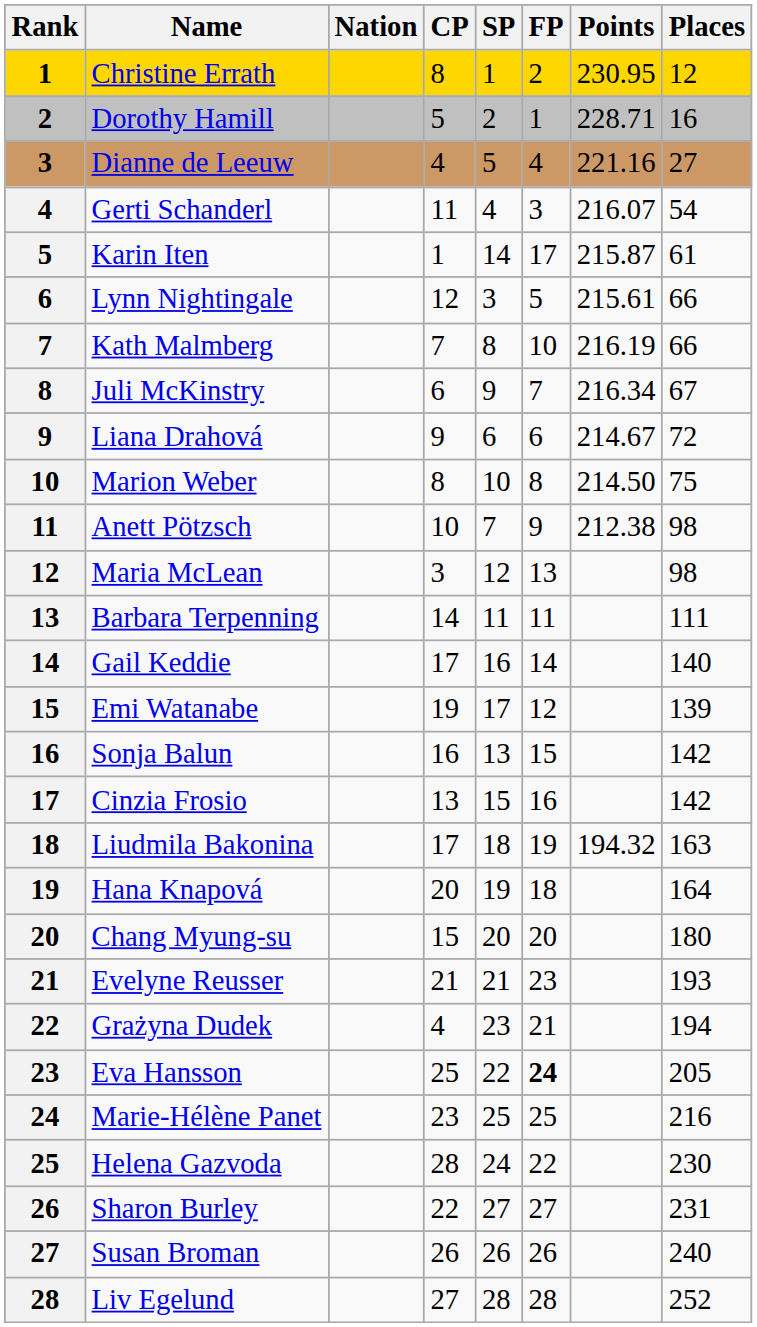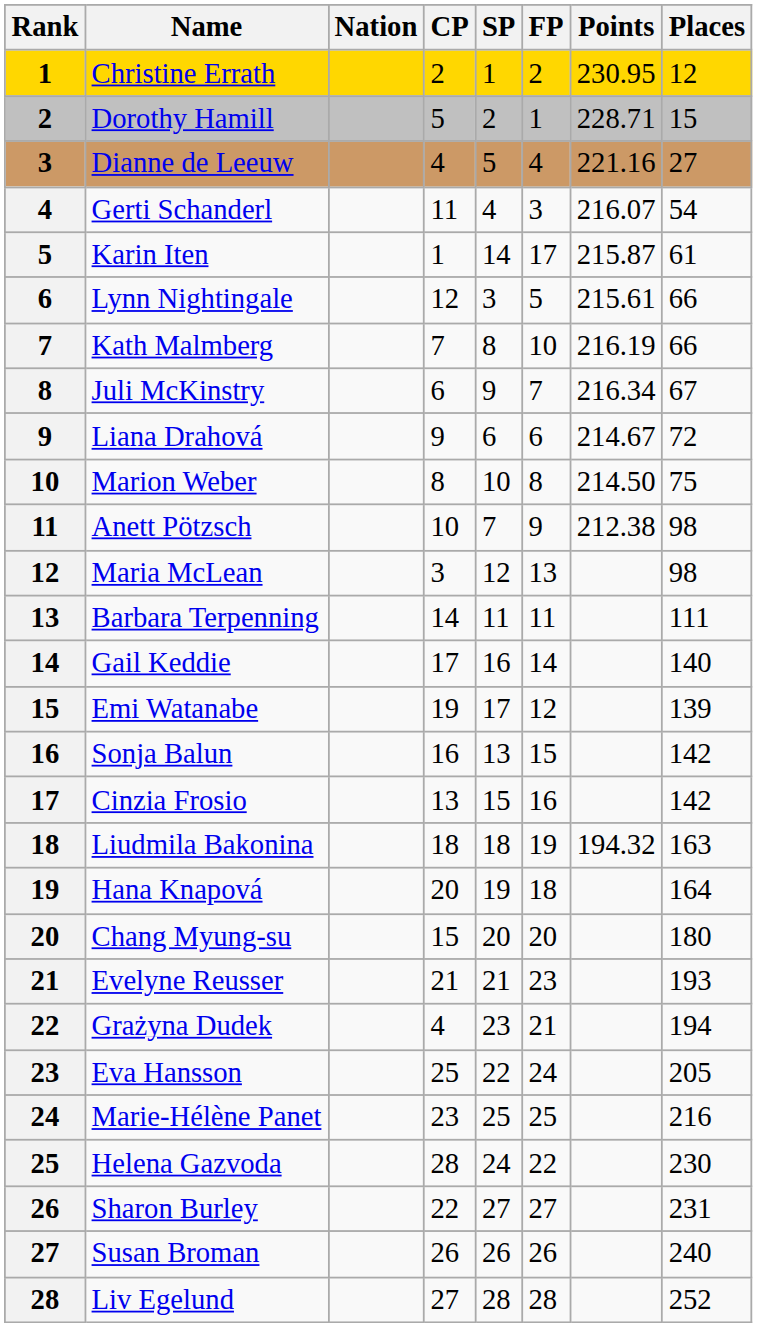(438, 72) 8 -> (438, 72) 2
(683, 118) 16 -> (683, 118) 15
(445, 844) 17 -> (445, 844) 18
(543, 1071) bold -> (543, 1071) normal
